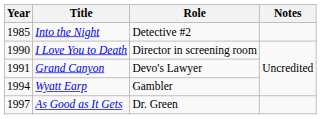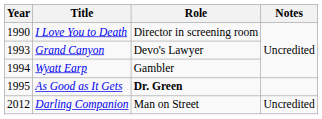- row: (67, 31)
(19, 68) 1991 -> (19, 50) 1993
(19, 104) 1997 -> (19, 86) 1995
(155, 104) normal -> (158, 86) bold
+ row: (82, 104)
